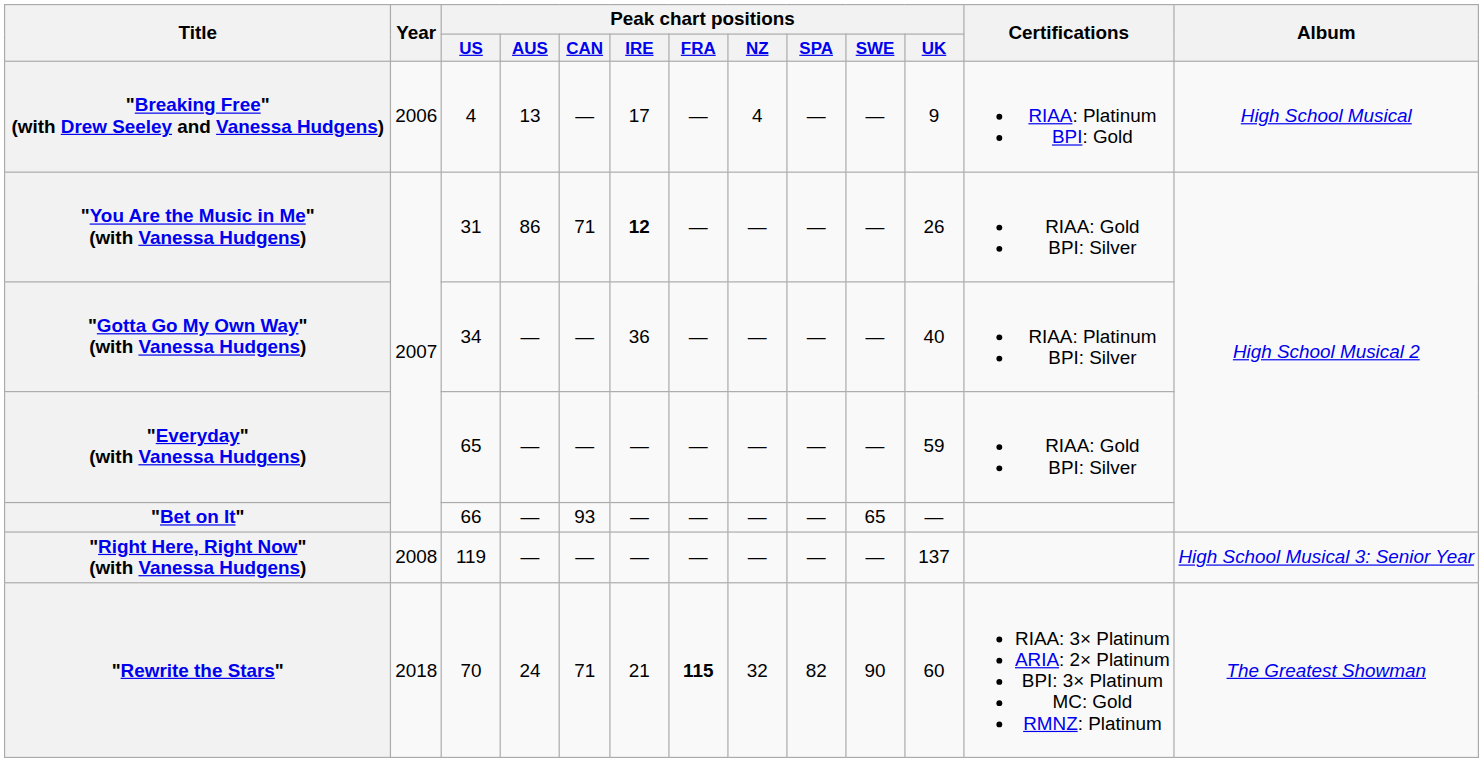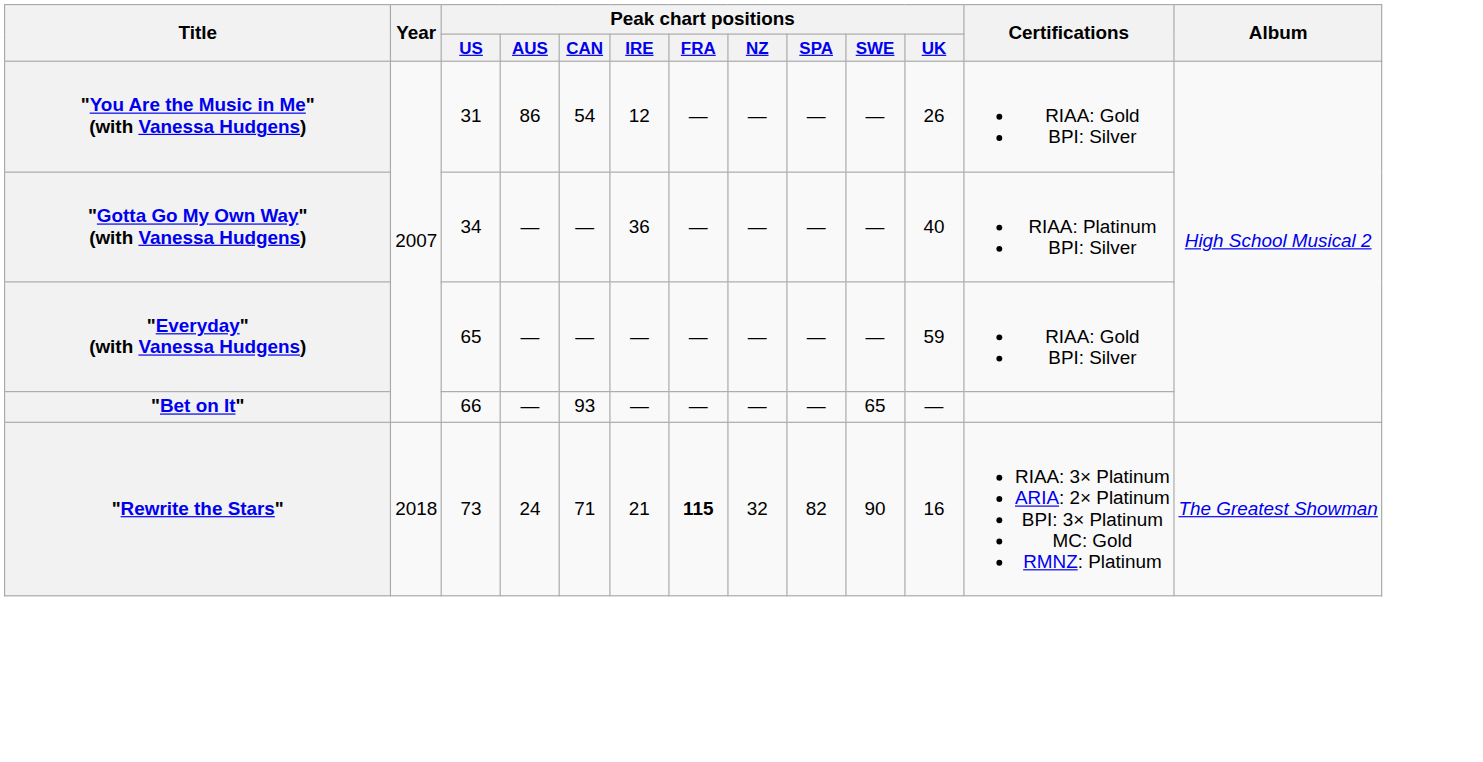- row: (198, 116)
(585, 226) 71 -> (585, 116) 54
(639, 226) bold -> (639, 116) normal
- row: (198, 557)
(471, 670) 70 -> (471, 508) 73
(934, 670) 60 -> (934, 508) 16
